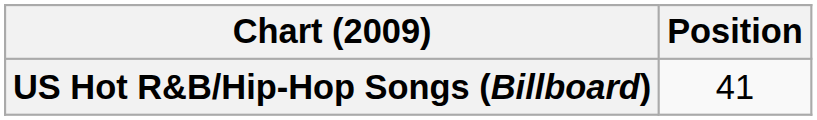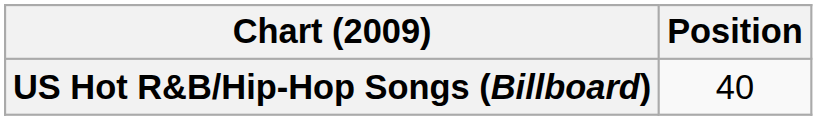(735, 86) 41 -> (735, 86) 40
